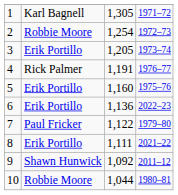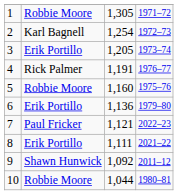(54, 13) Karl Bagnell -> (58, 13) Robbie Moore
(58, 32) Robbie Moore -> (54, 32) Karl Bagnell
(53, 87) Erik Portillo -> (58, 87) Robbie Moore
(155, 106) 2022–23 -> (155, 106) 1979–80
(120, 124) 1,122 -> (120, 124) 1,121
(155, 124) 1979–80 -> (155, 124) 2022–23
